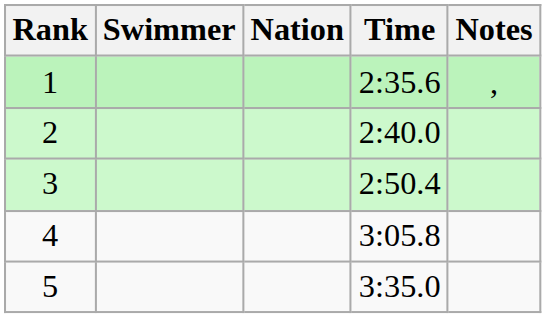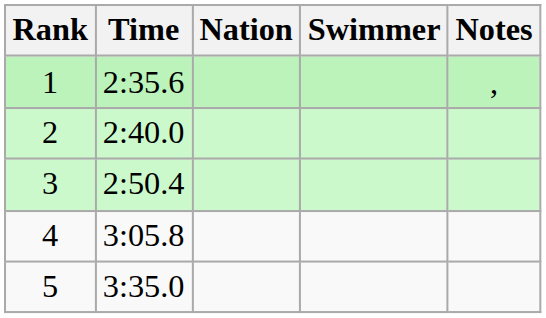columns swapped: (169, 30) <-> (400, 30)
